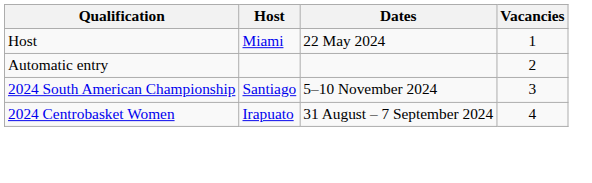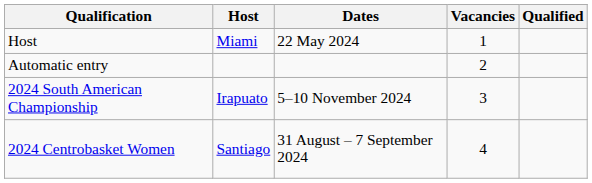+ column: (553, 16)
(269, 89) Santiago -> (242, 98) Irapuato
(268, 114) Irapuato -> (243, 148) Santiago
